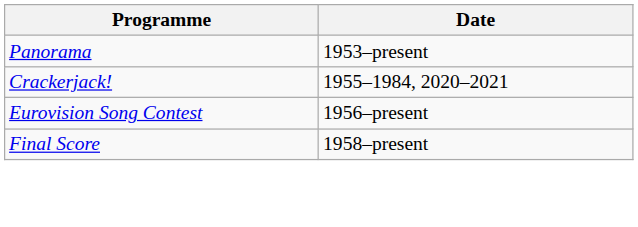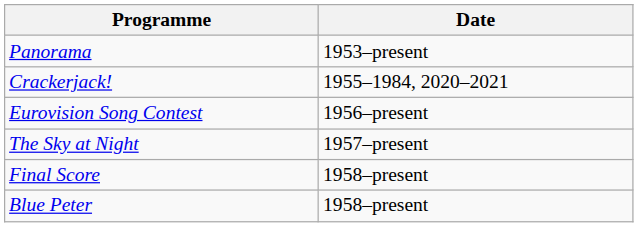+ row: (74, 143)
+ row: (51, 205)
